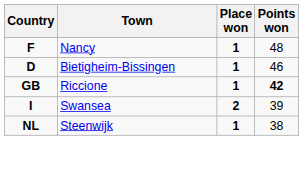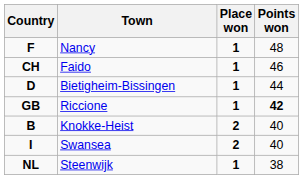+ row: (76, 67)
(277, 67) 46 -> (277, 86) 44
+ row: (97, 125)
(277, 106) 39 -> (277, 145) 40
